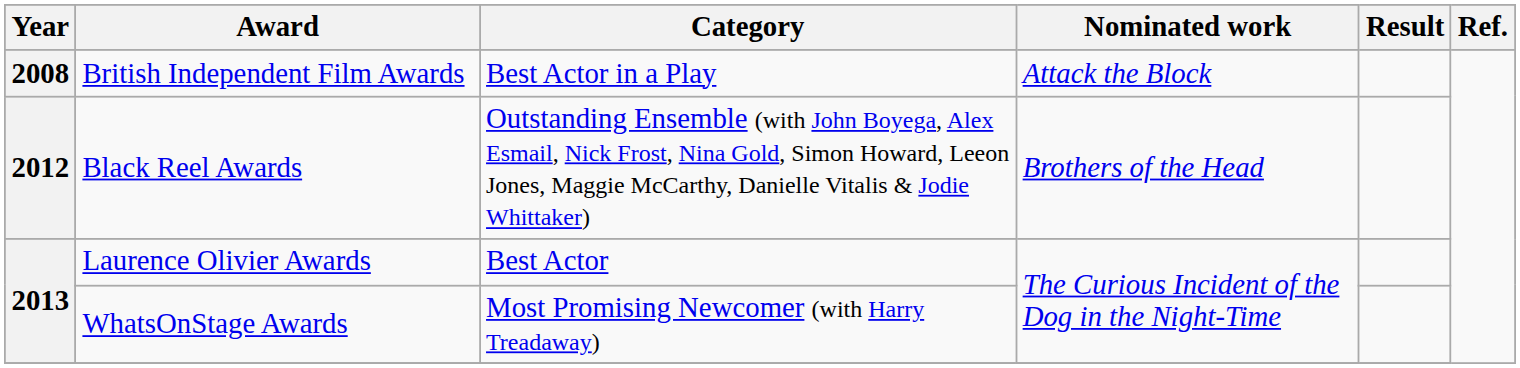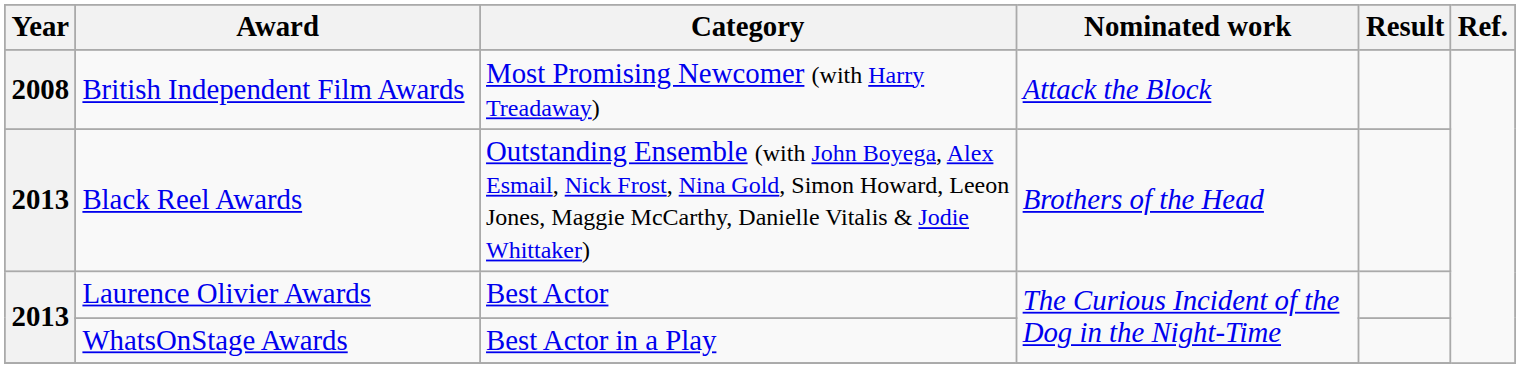(601, 73) Best Actor in a Play -> (705, 89) Most Promising Newcomer (with Harry Treadaway)
(40, 167) 2012 -> (40, 199) 2013
(705, 323) Most Promising Newcomer (with Harry Treadaway) -> (601, 339) Best Actor in a Play
